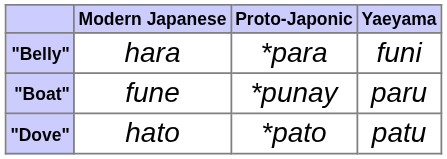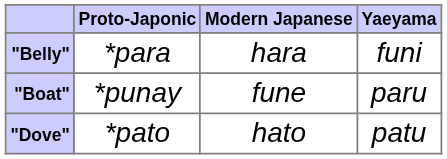columns swapped: (294, 19) <-> (153, 19)
